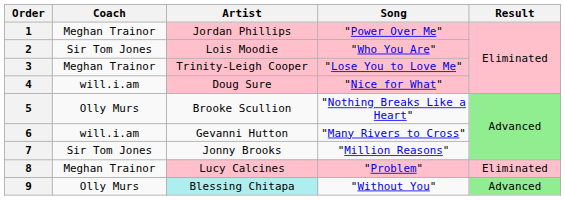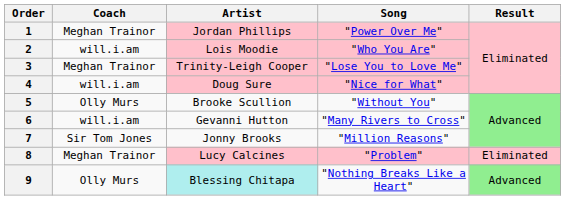(109, 49) Sir Tom Jones -> (109, 49) will.i.am
(394, 109) "Nothing Breaks Like a Heart" -> (394, 102) "Without You"
(394, 186) "Without You" -> (394, 180) "Nothing Breaks Like a Heart"
